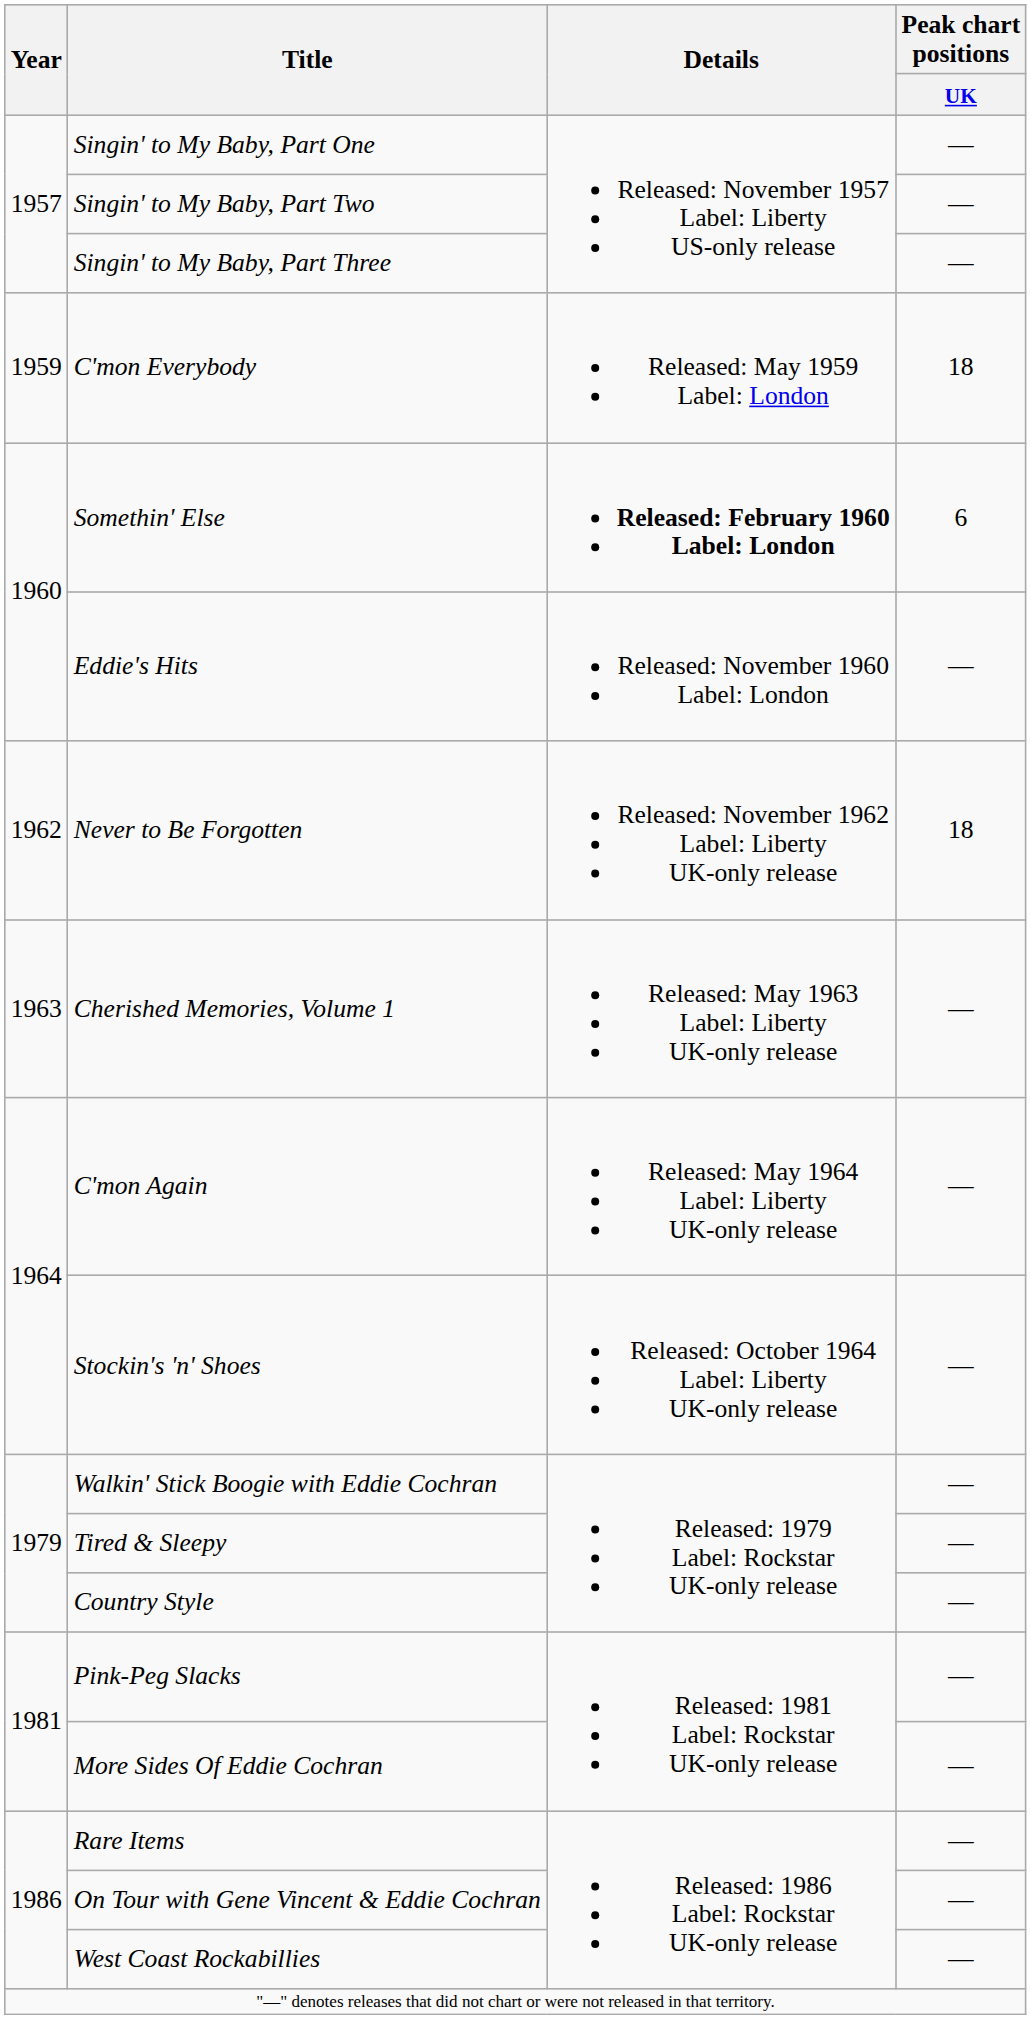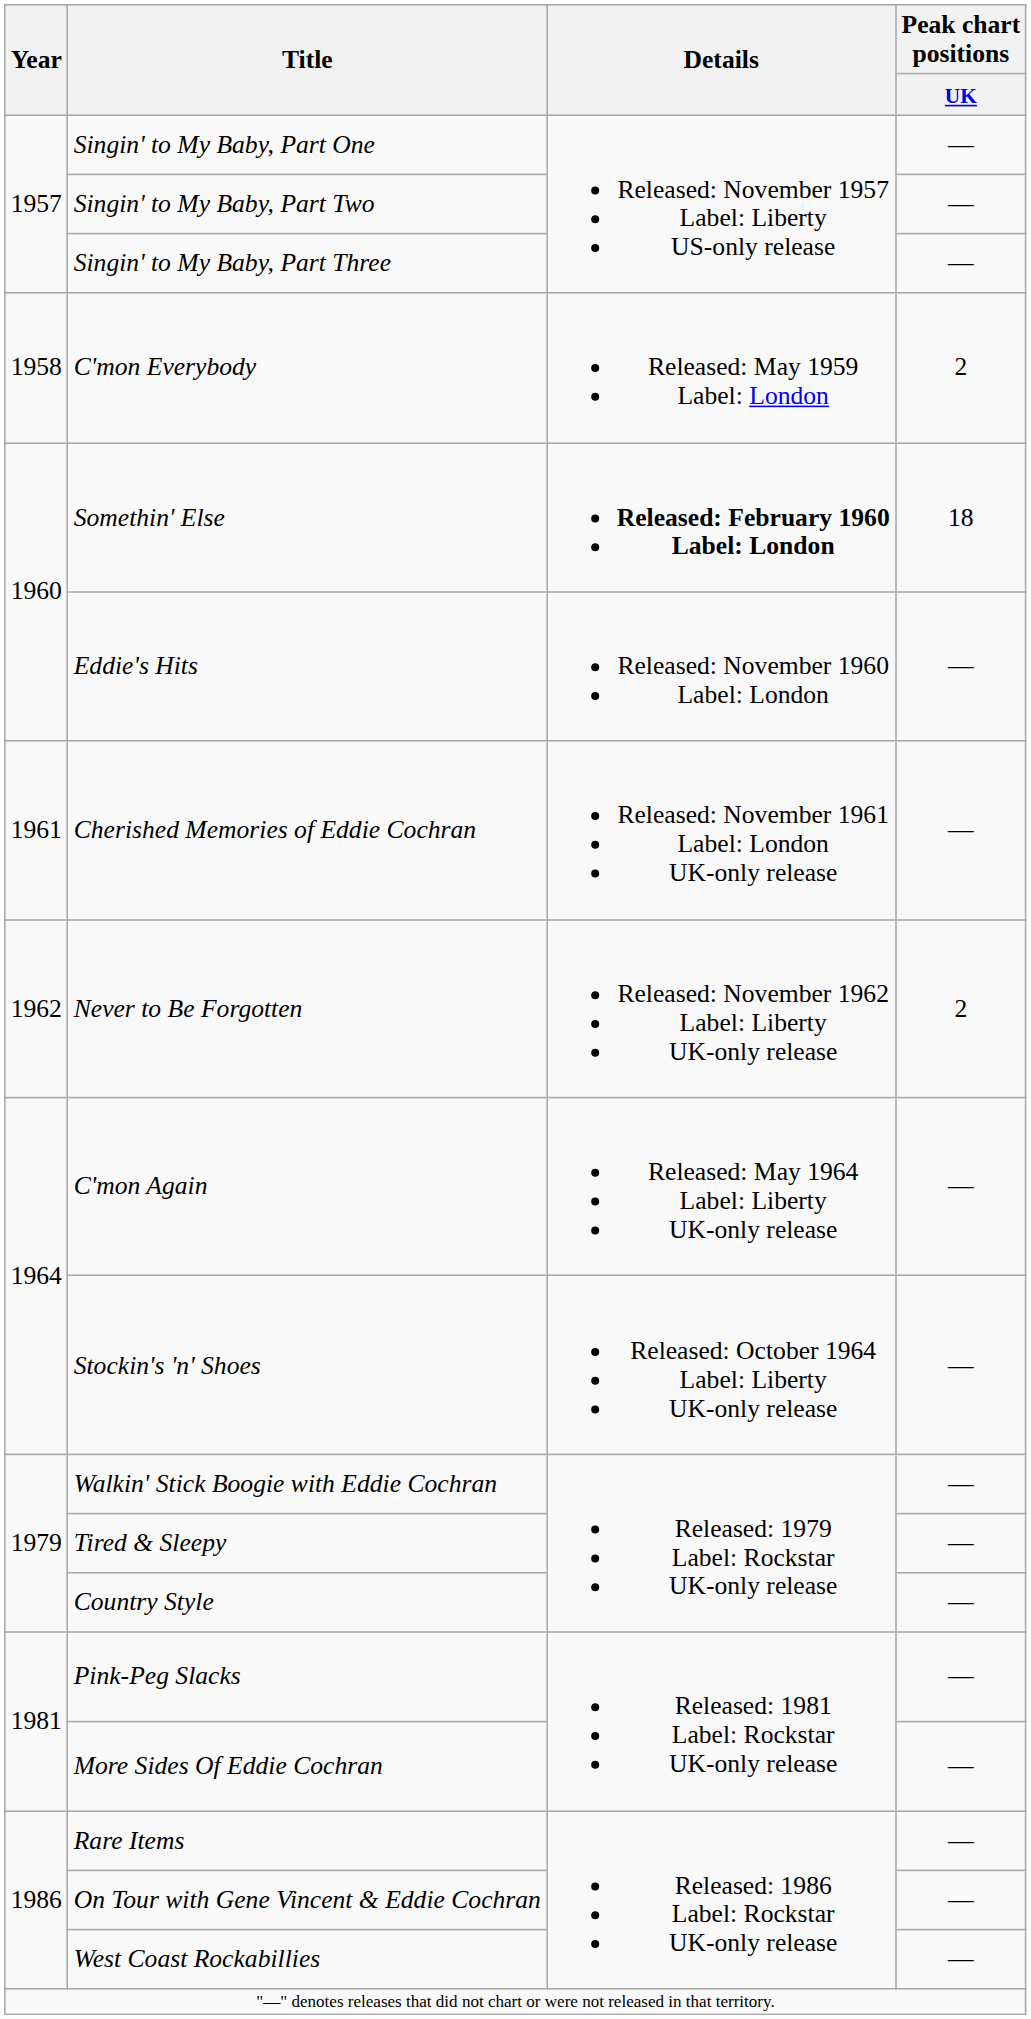(36, 367) 1959 -> (36, 367) 1958
(961, 367) 18 -> (961, 367) 2
(961, 516) 6 -> (961, 516) 18
+ row: (275, 830)
(961, 830) 18 -> (961, 1008) 2
- row: (234, 1008)
